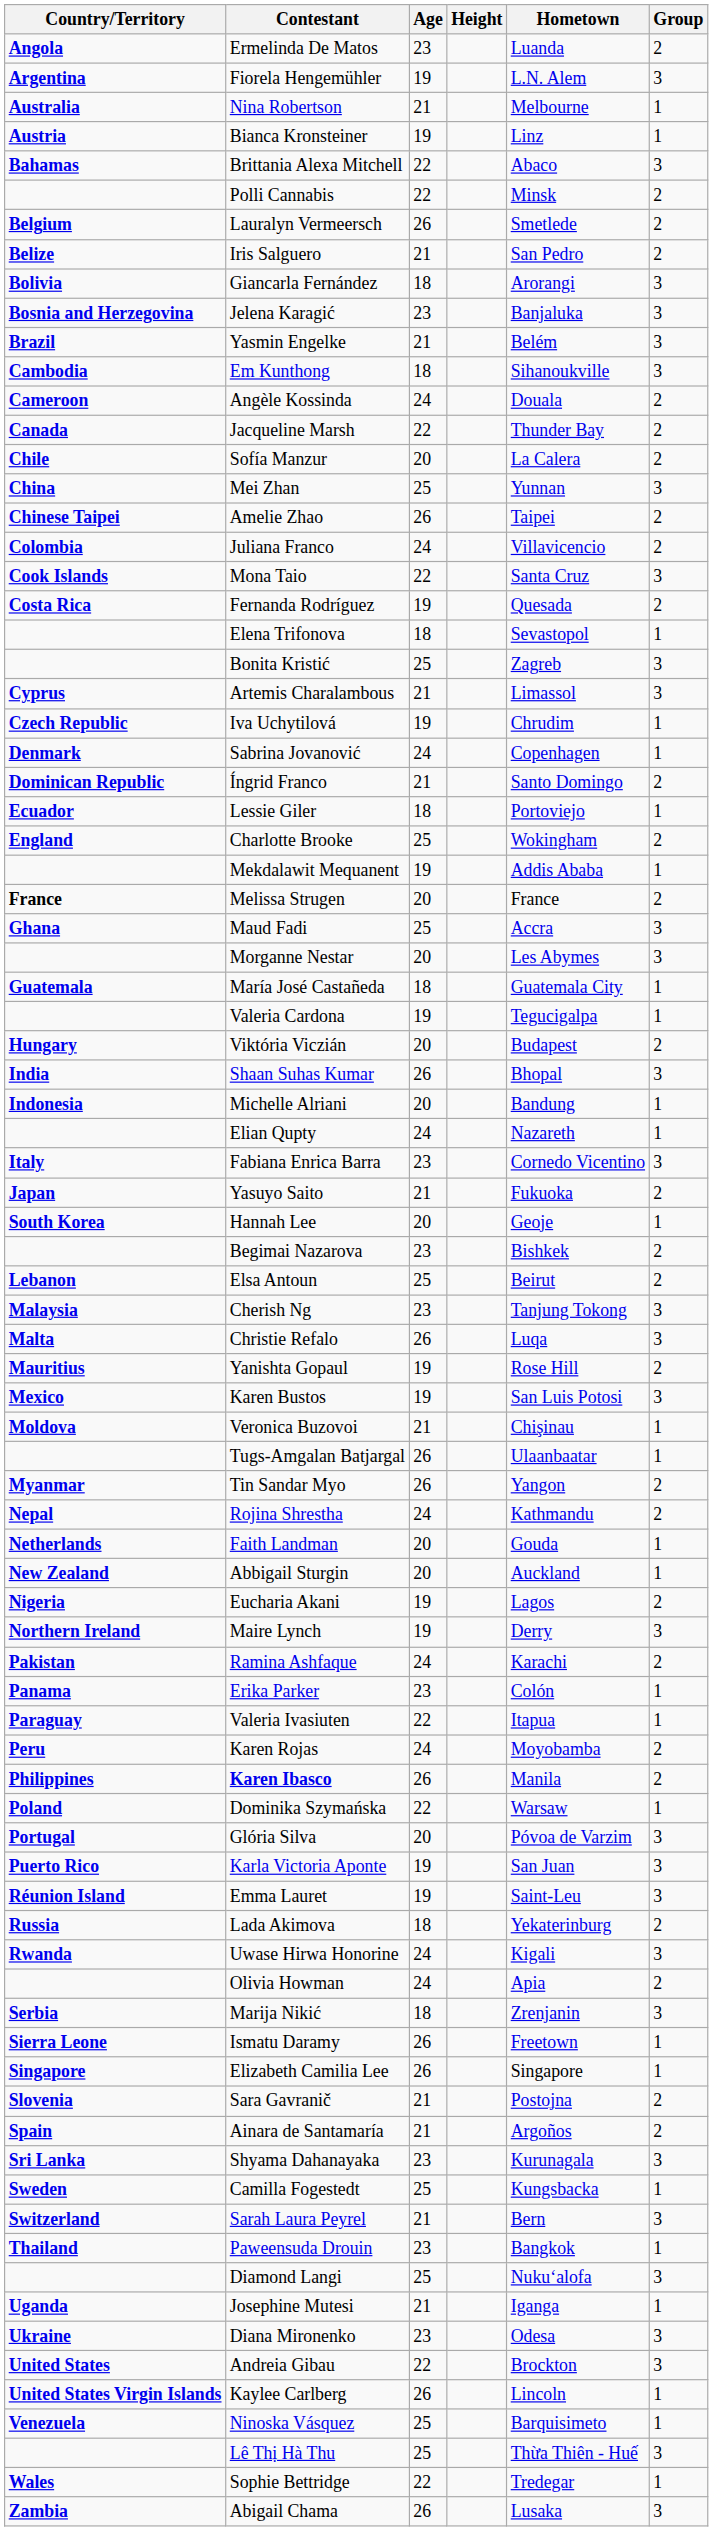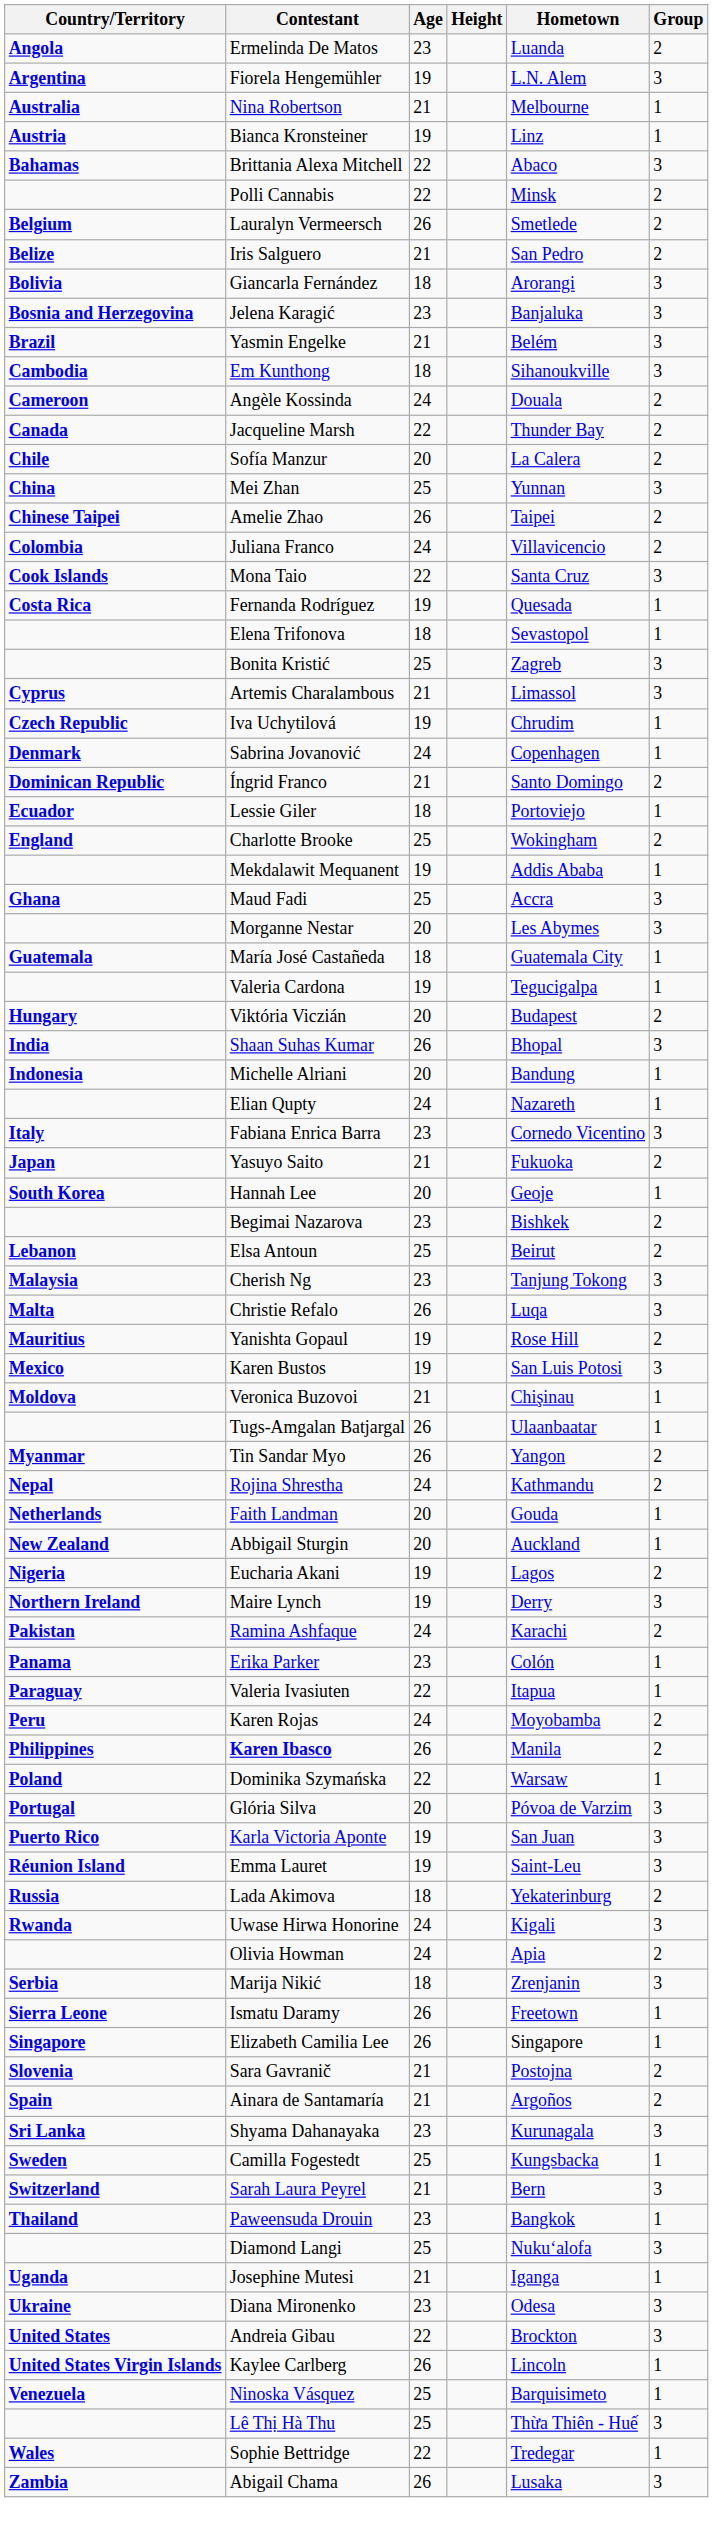(658, 605) 2 -> (658, 605) 1
- row: (287, 899)
